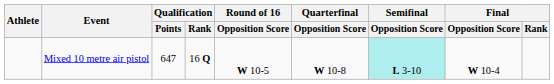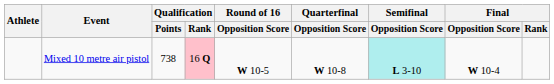(168, 58) 647 -> (168, 58) 738
(200, 58) no background -> (200, 58) pink background
